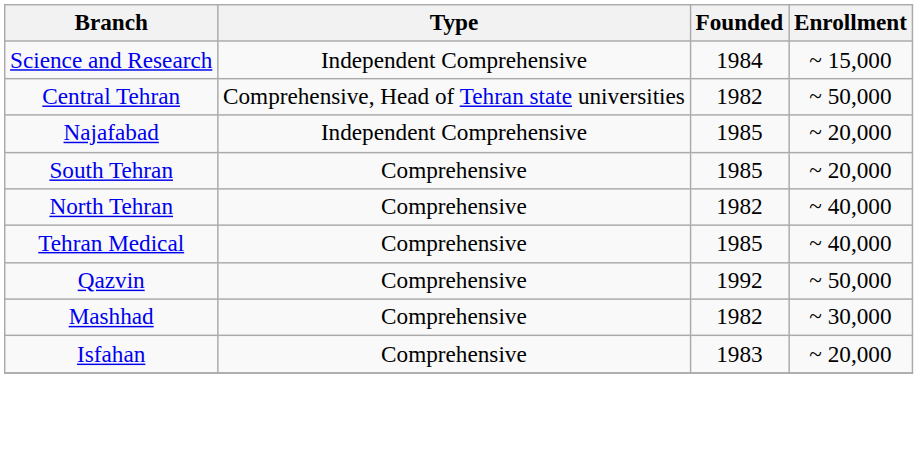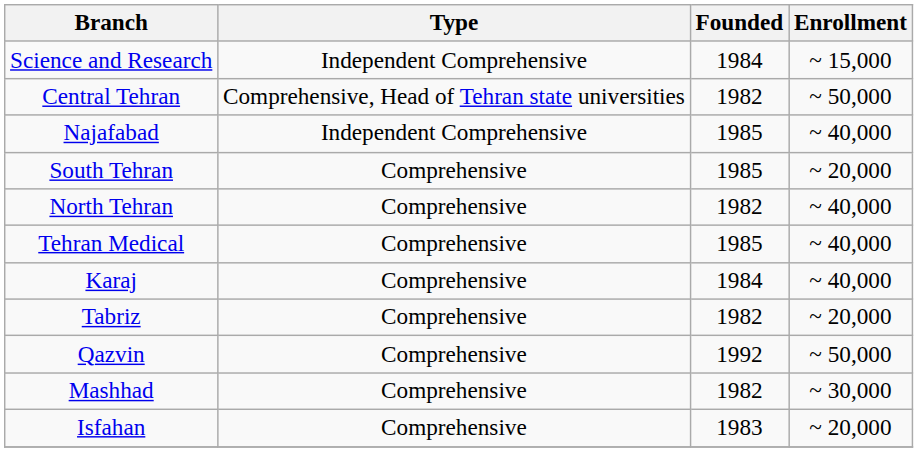(850, 133) ~ 20,000 -> (850, 133) ~ 40,000
+ row: (111, 280)
+ row: (111, 317)
